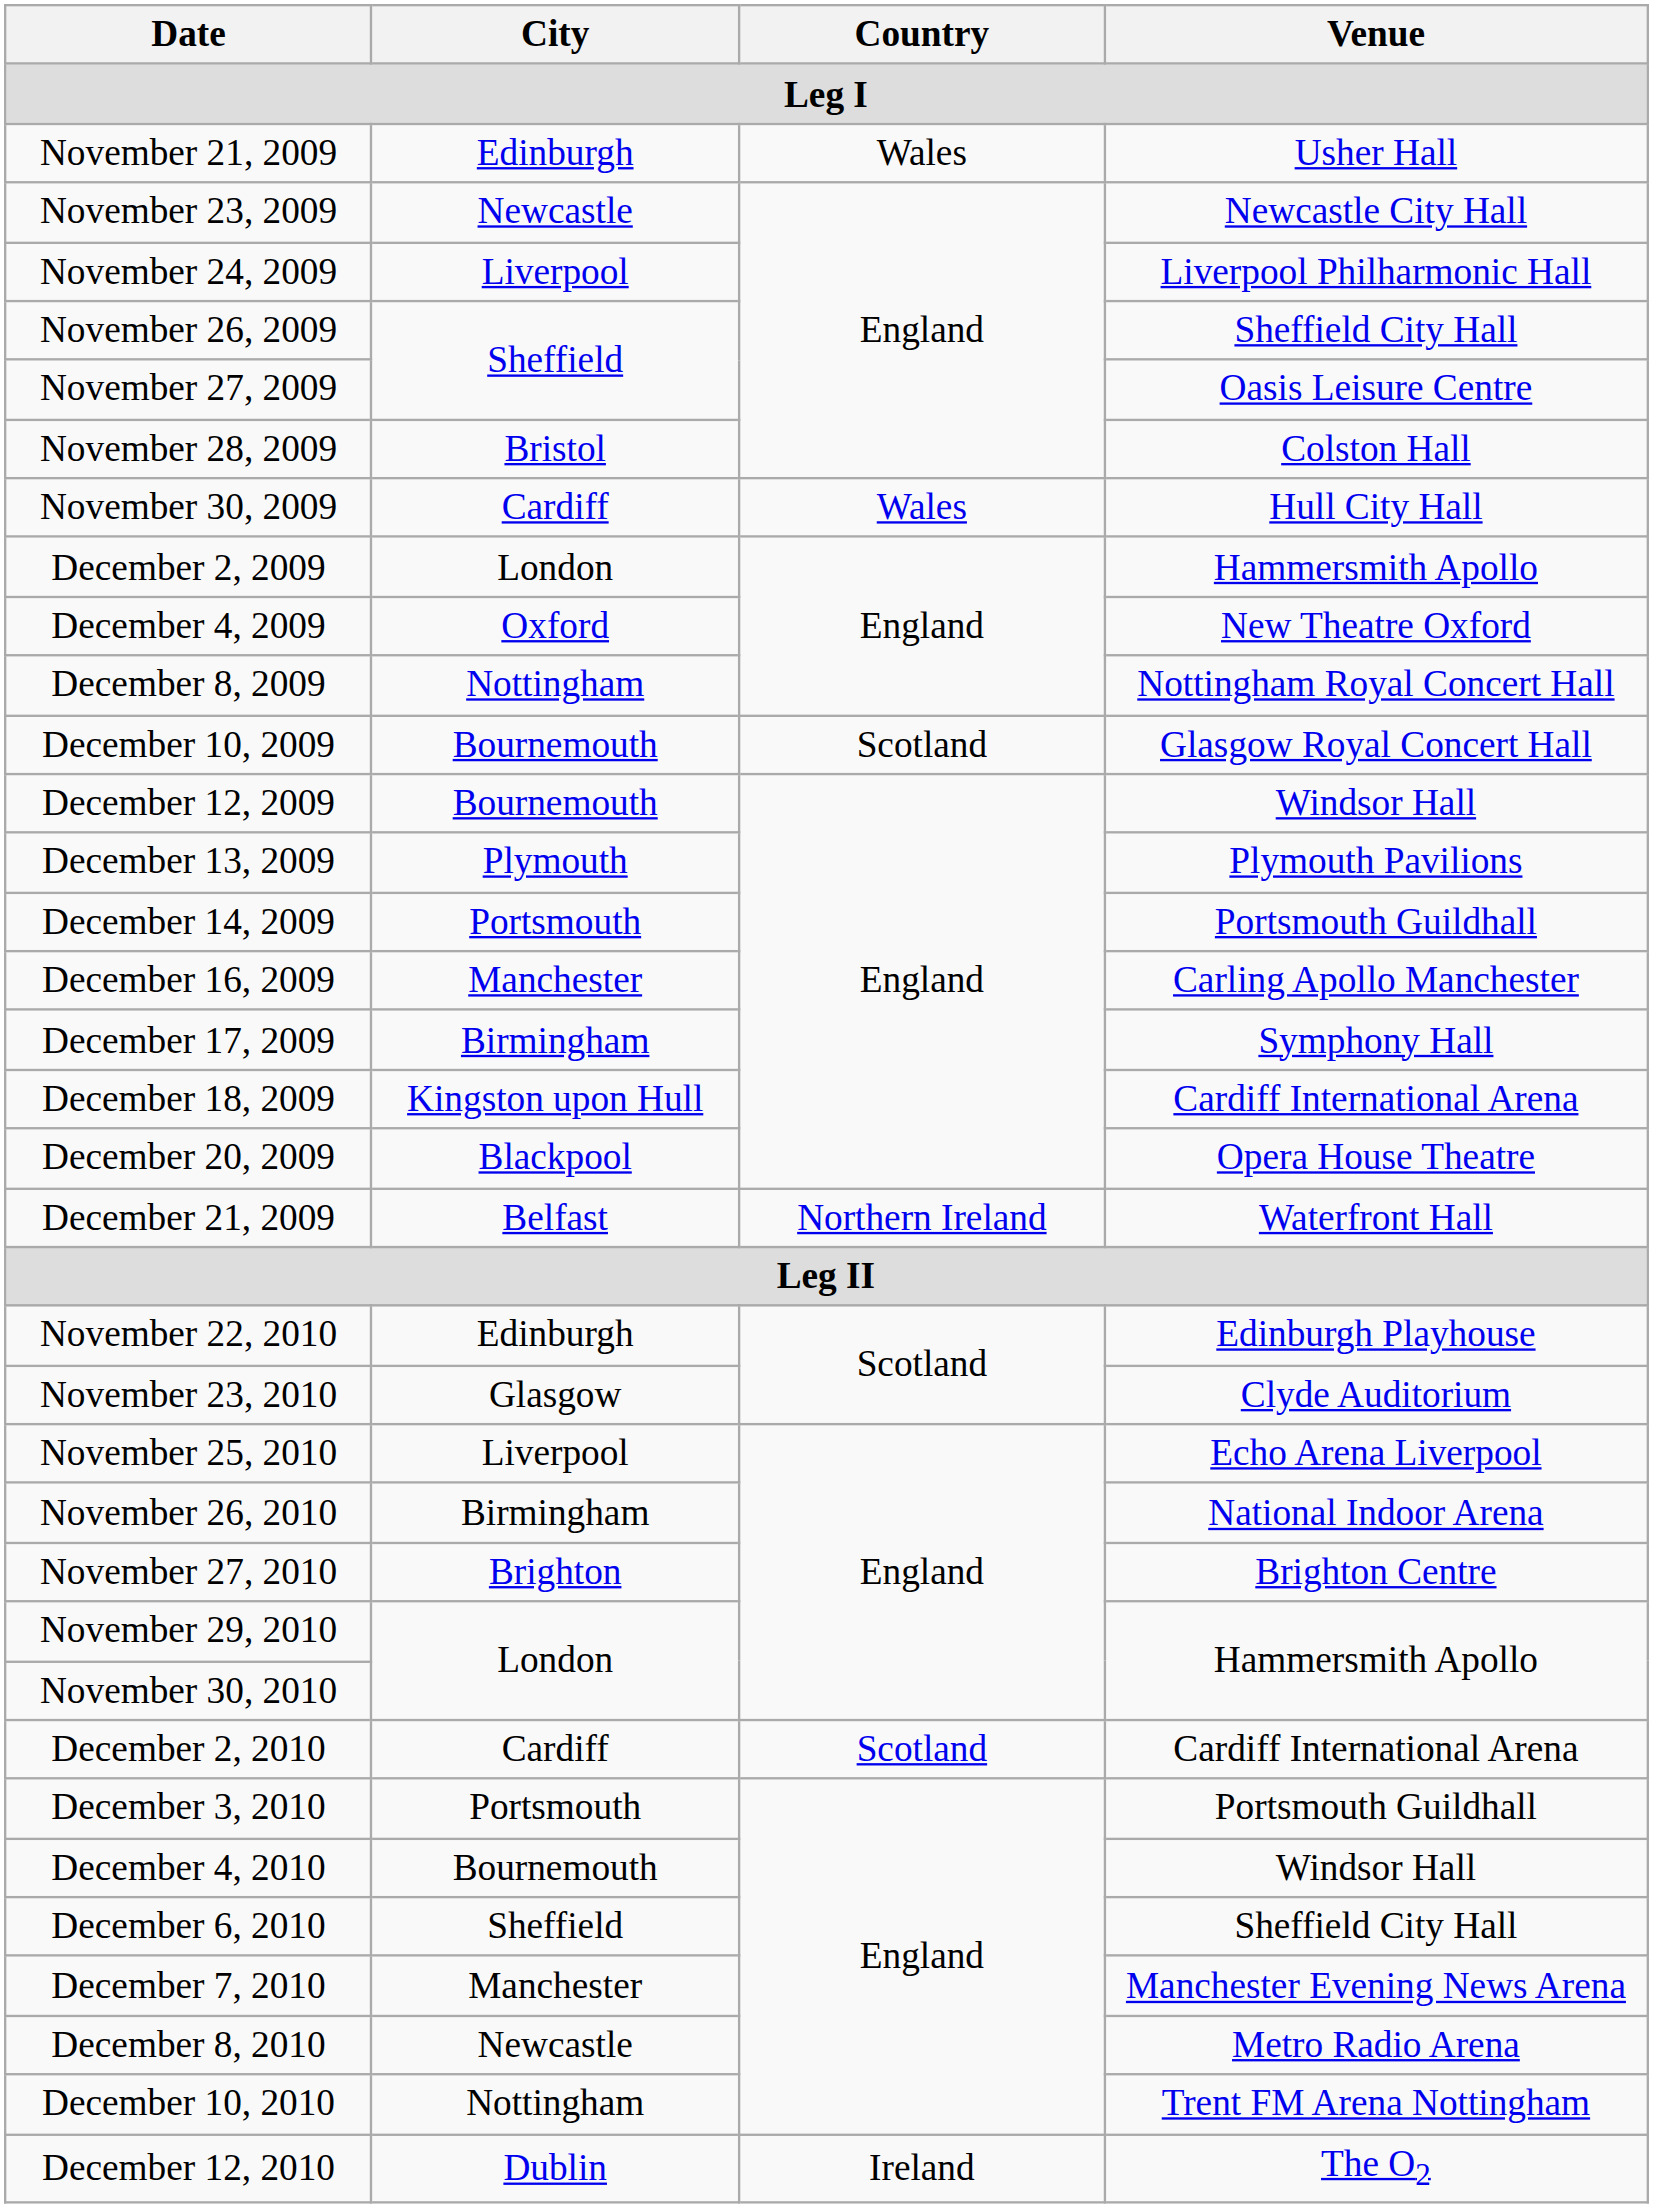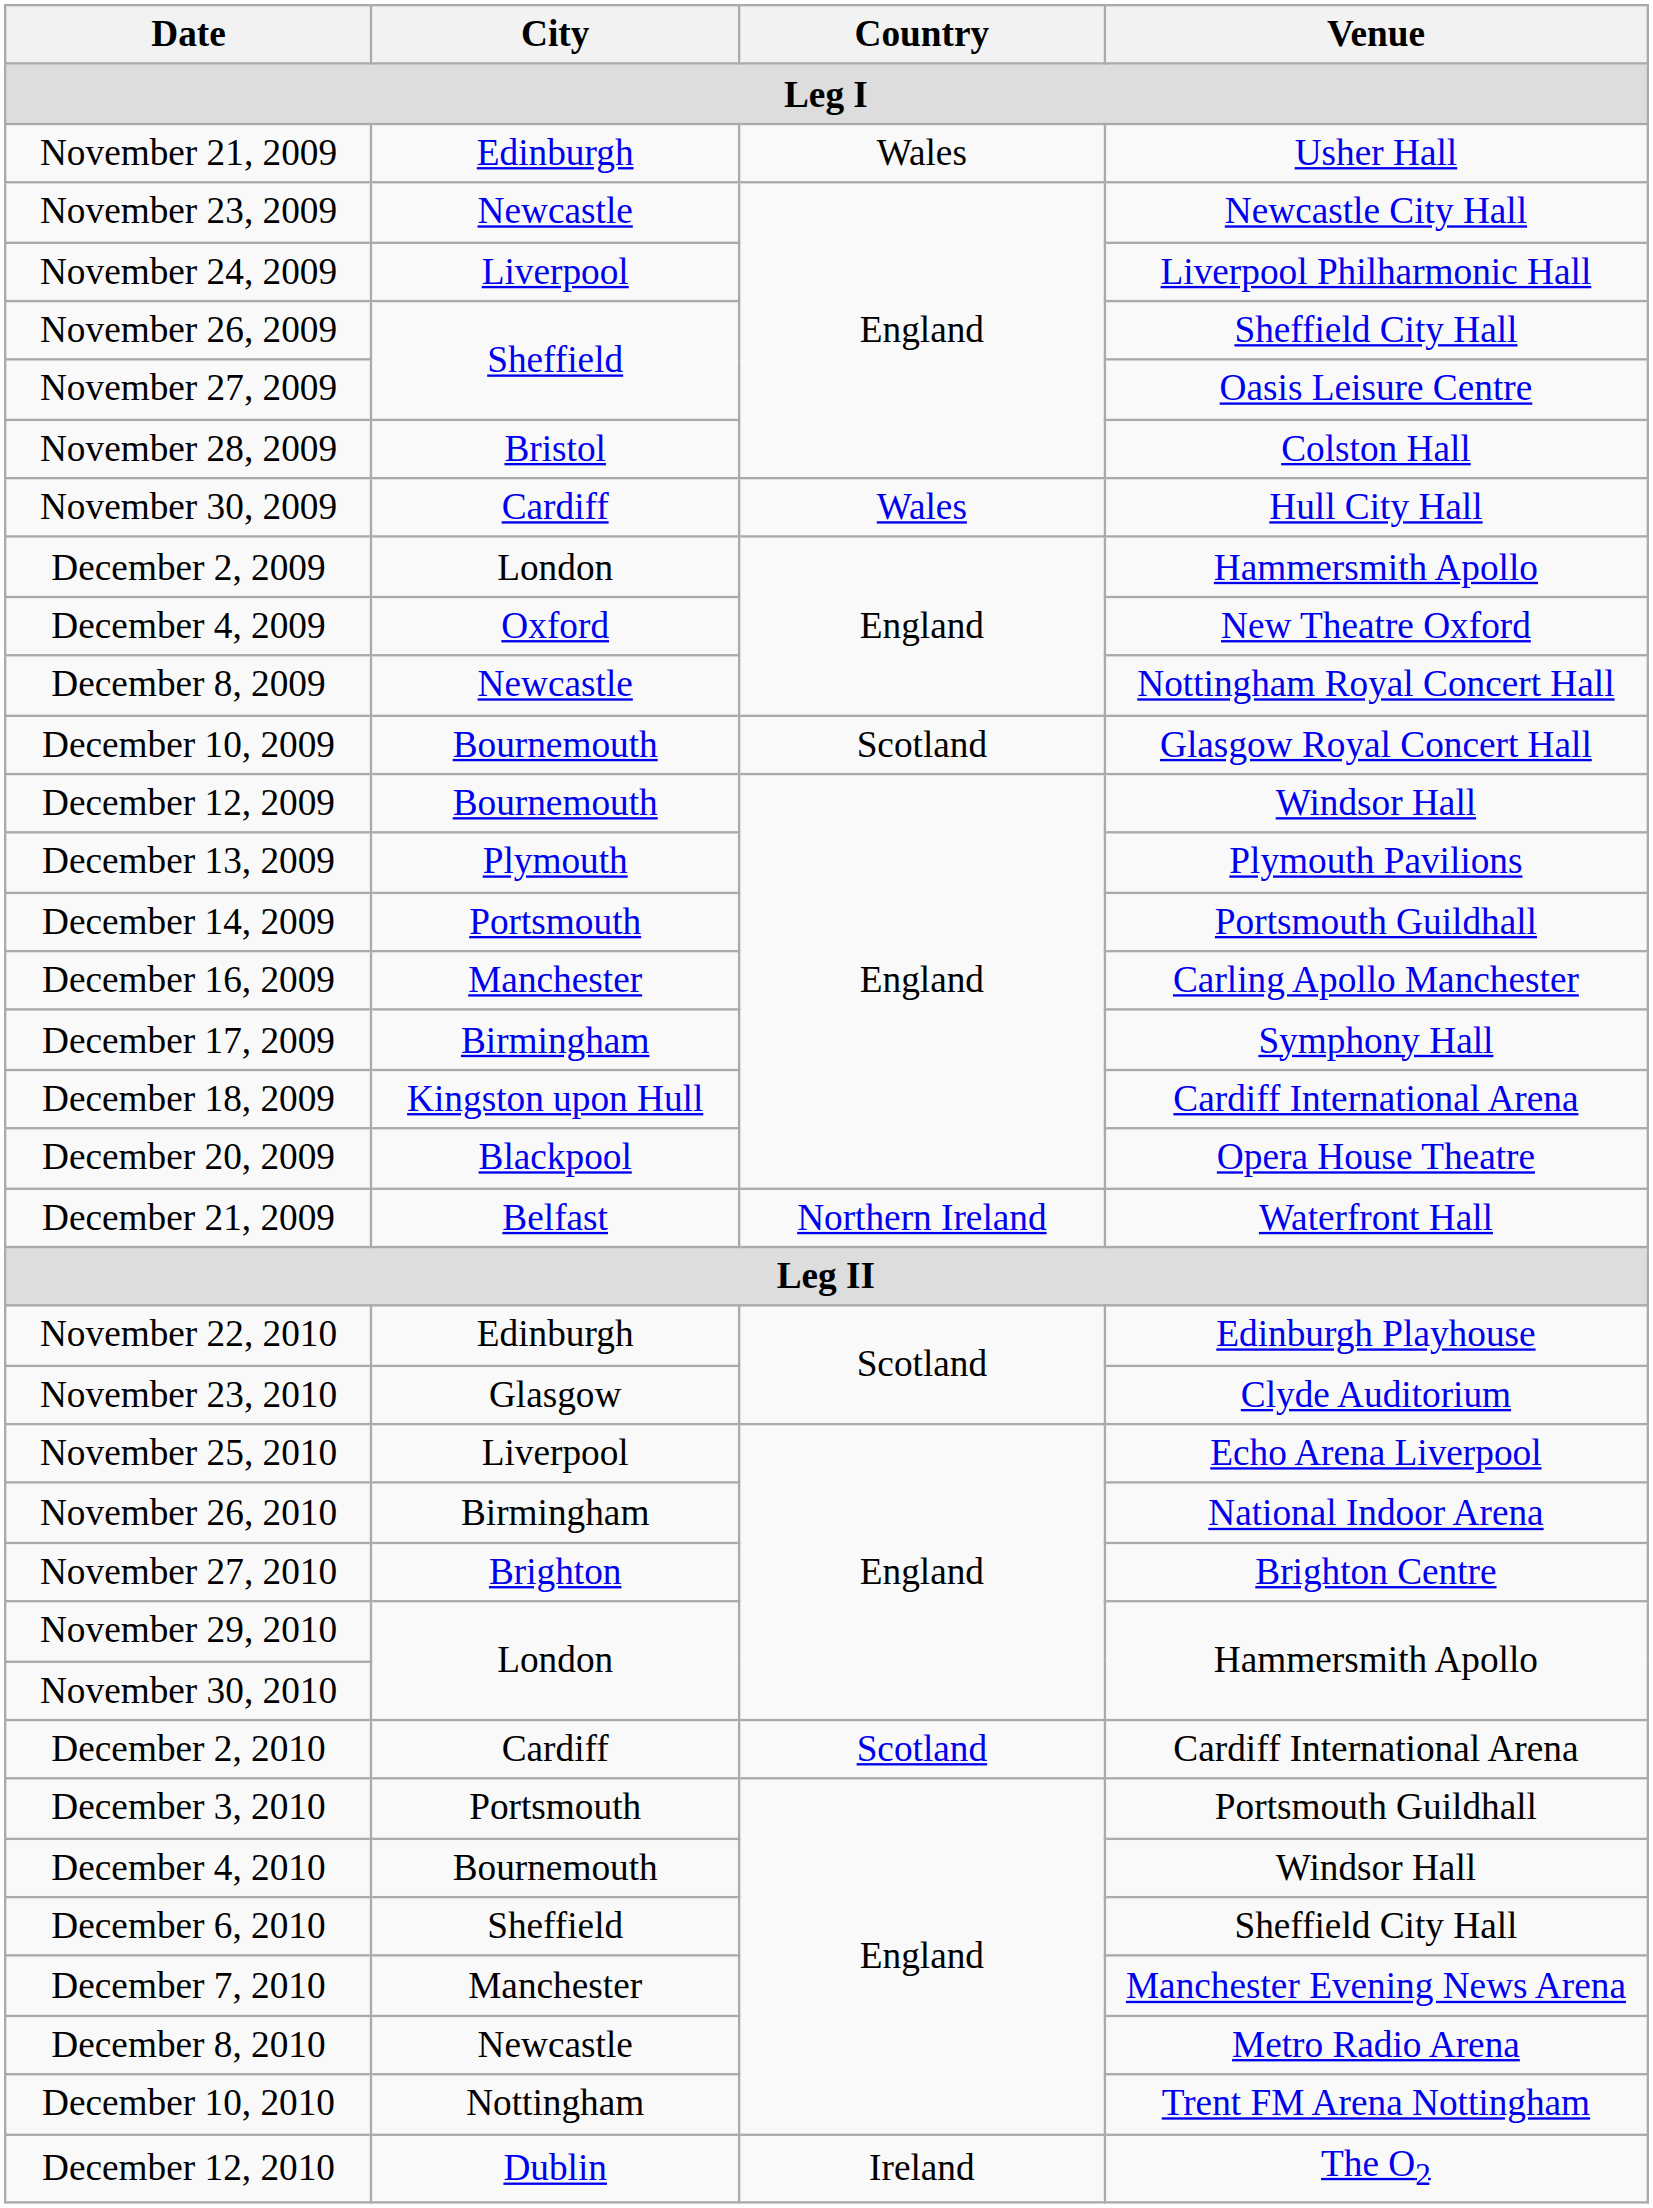(555, 684) Nottingham -> (555, 684) Newcastle
